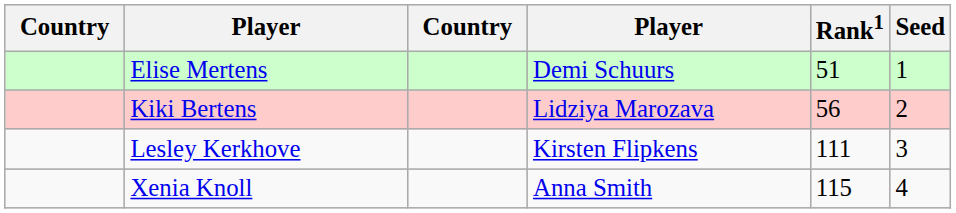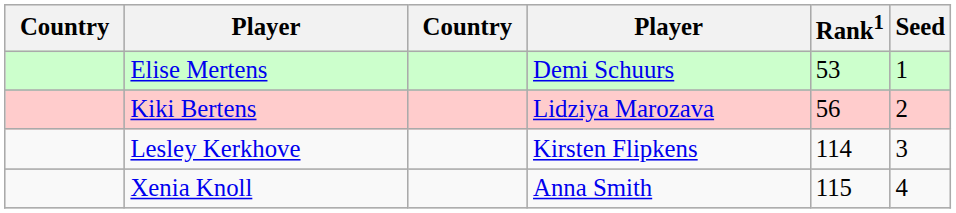(828, 70) 51 -> (828, 70) 53
(833, 148) 111 -> (834, 148) 114
